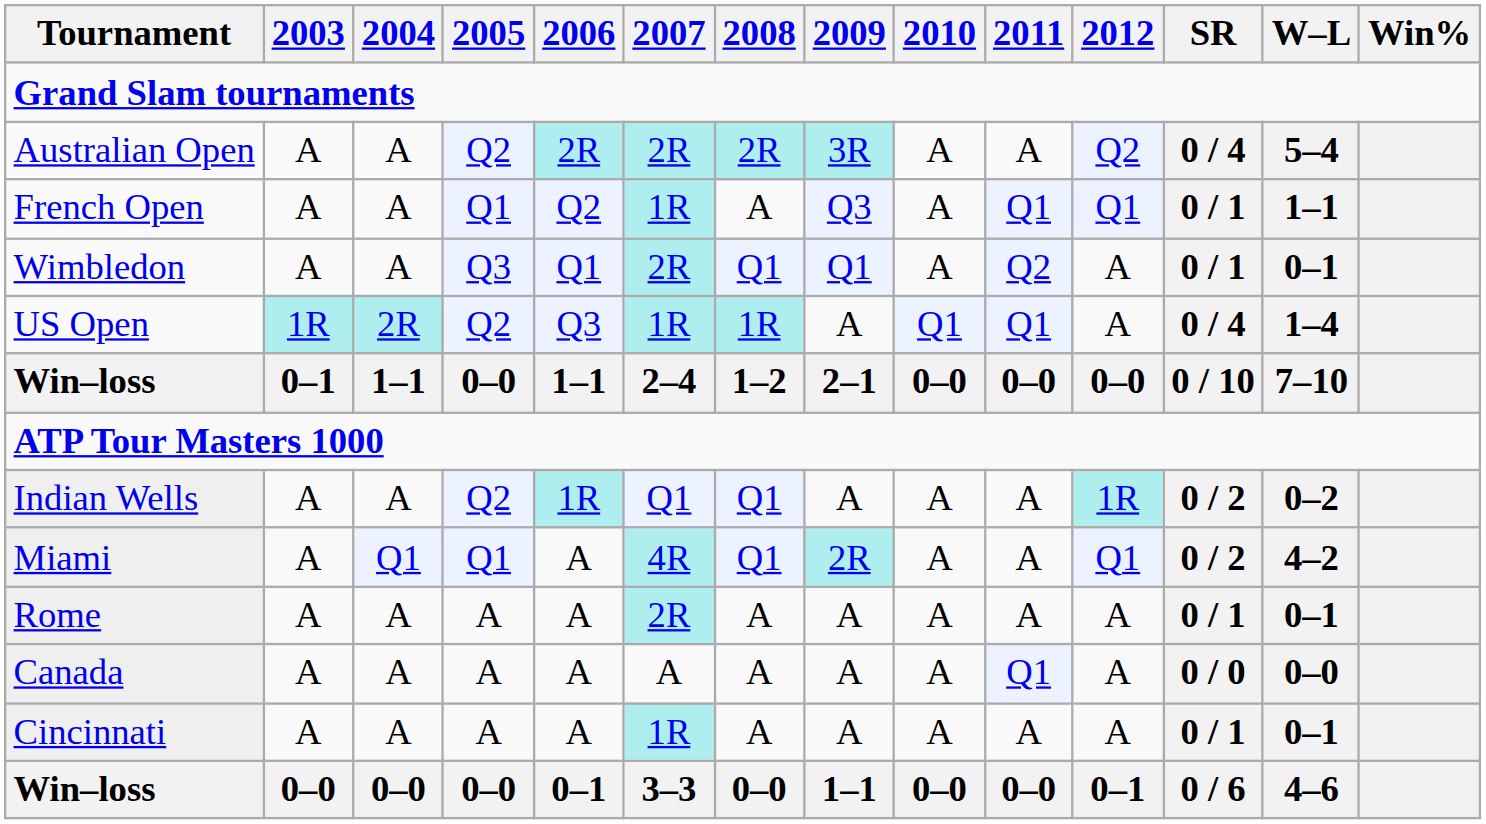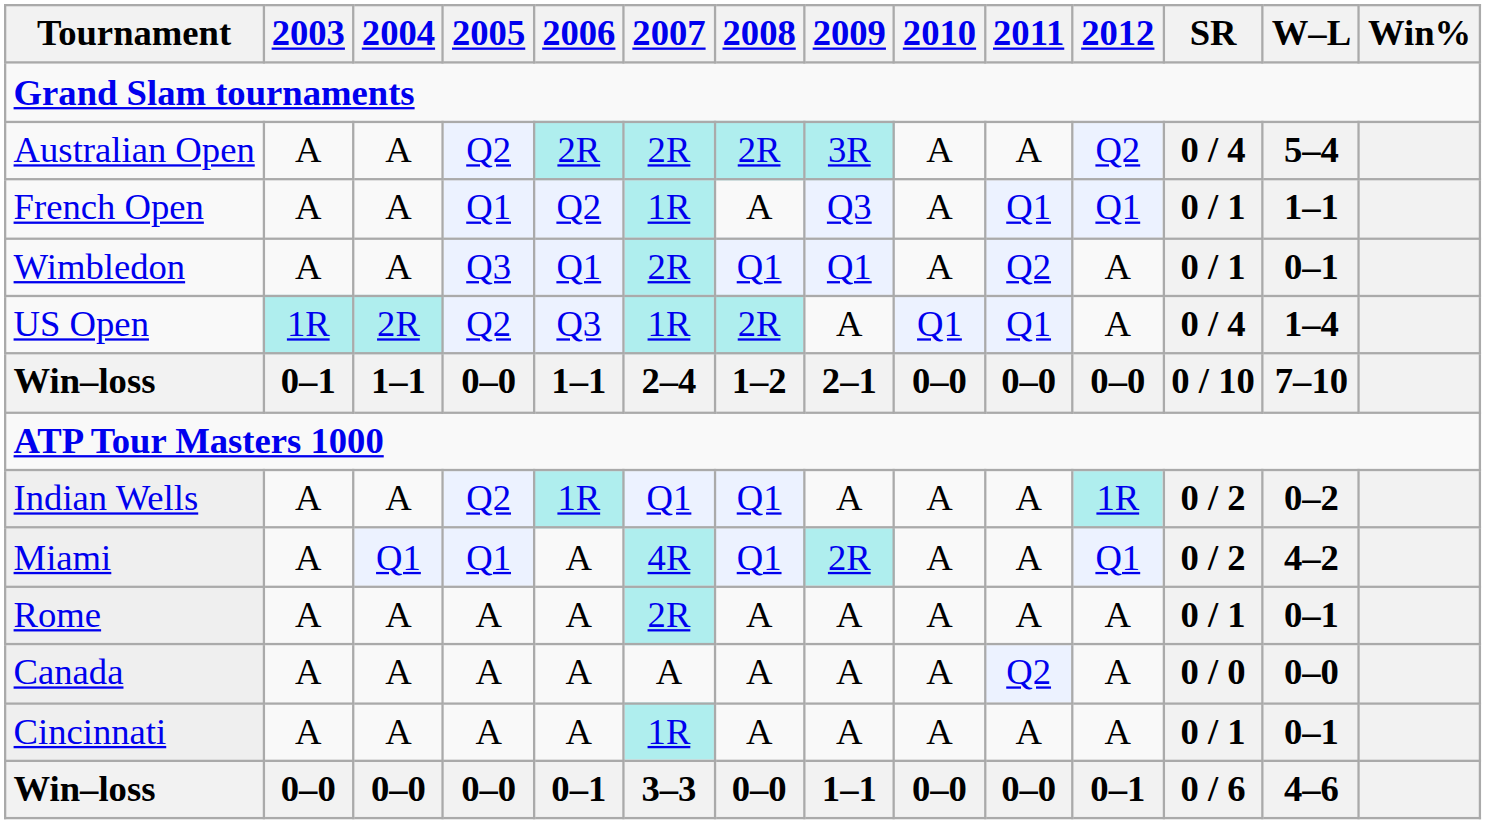(759, 324) 1R -> (759, 324) 2R
(1029, 672) Q1 -> (1029, 672) Q2
